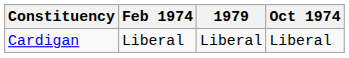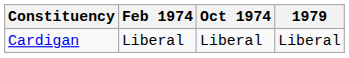columns swapped: (305, 17) <-> (231, 17)
